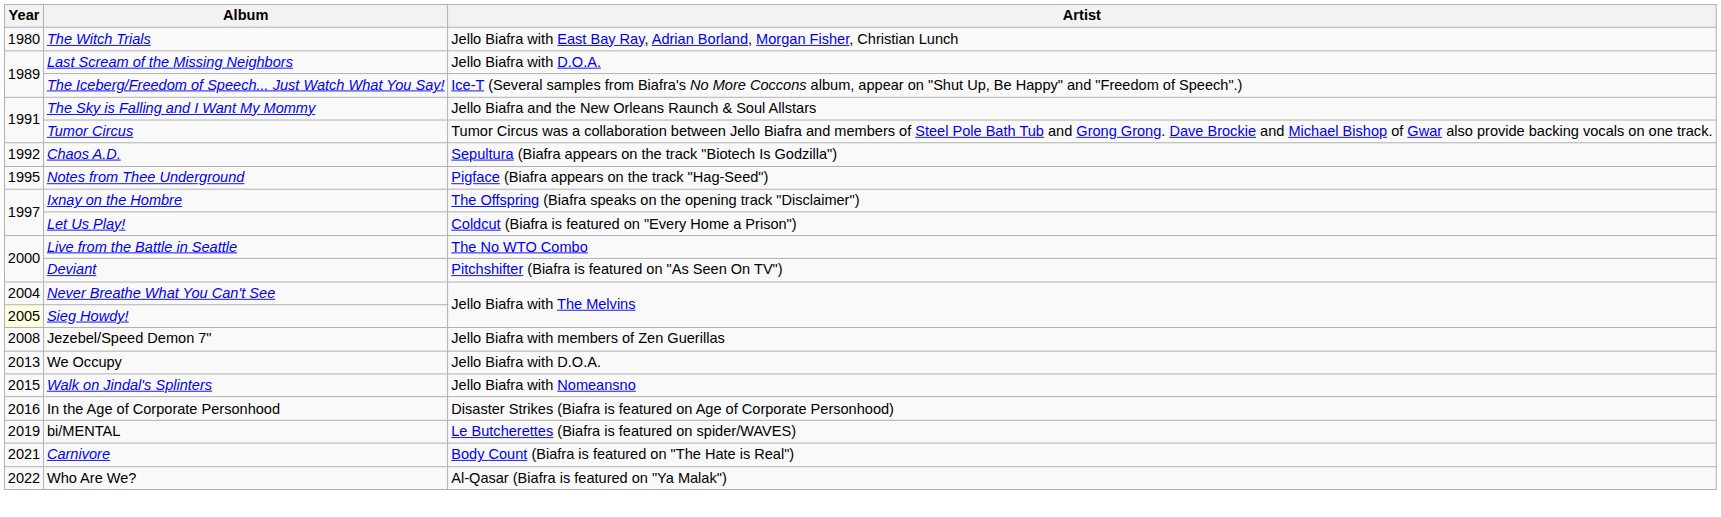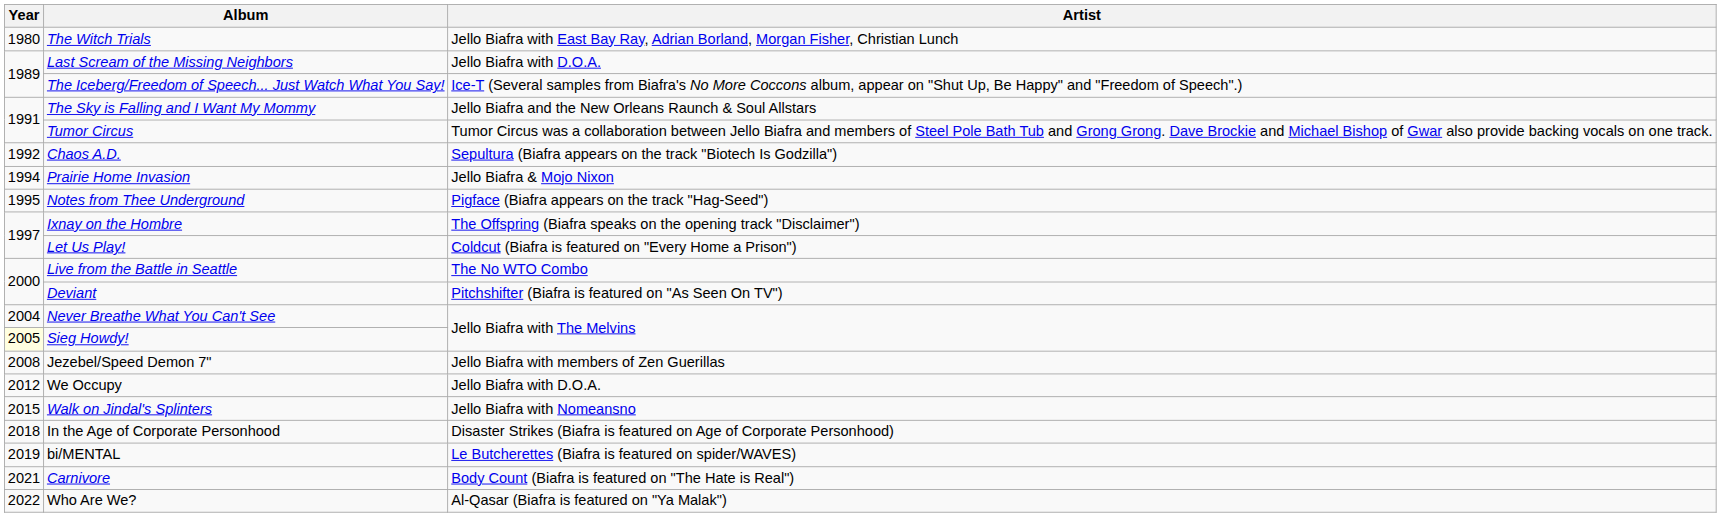+ row: (119, 177)
(24, 362) 2013 -> (24, 385) 2012
(24, 408) 2016 -> (24, 431) 2018
